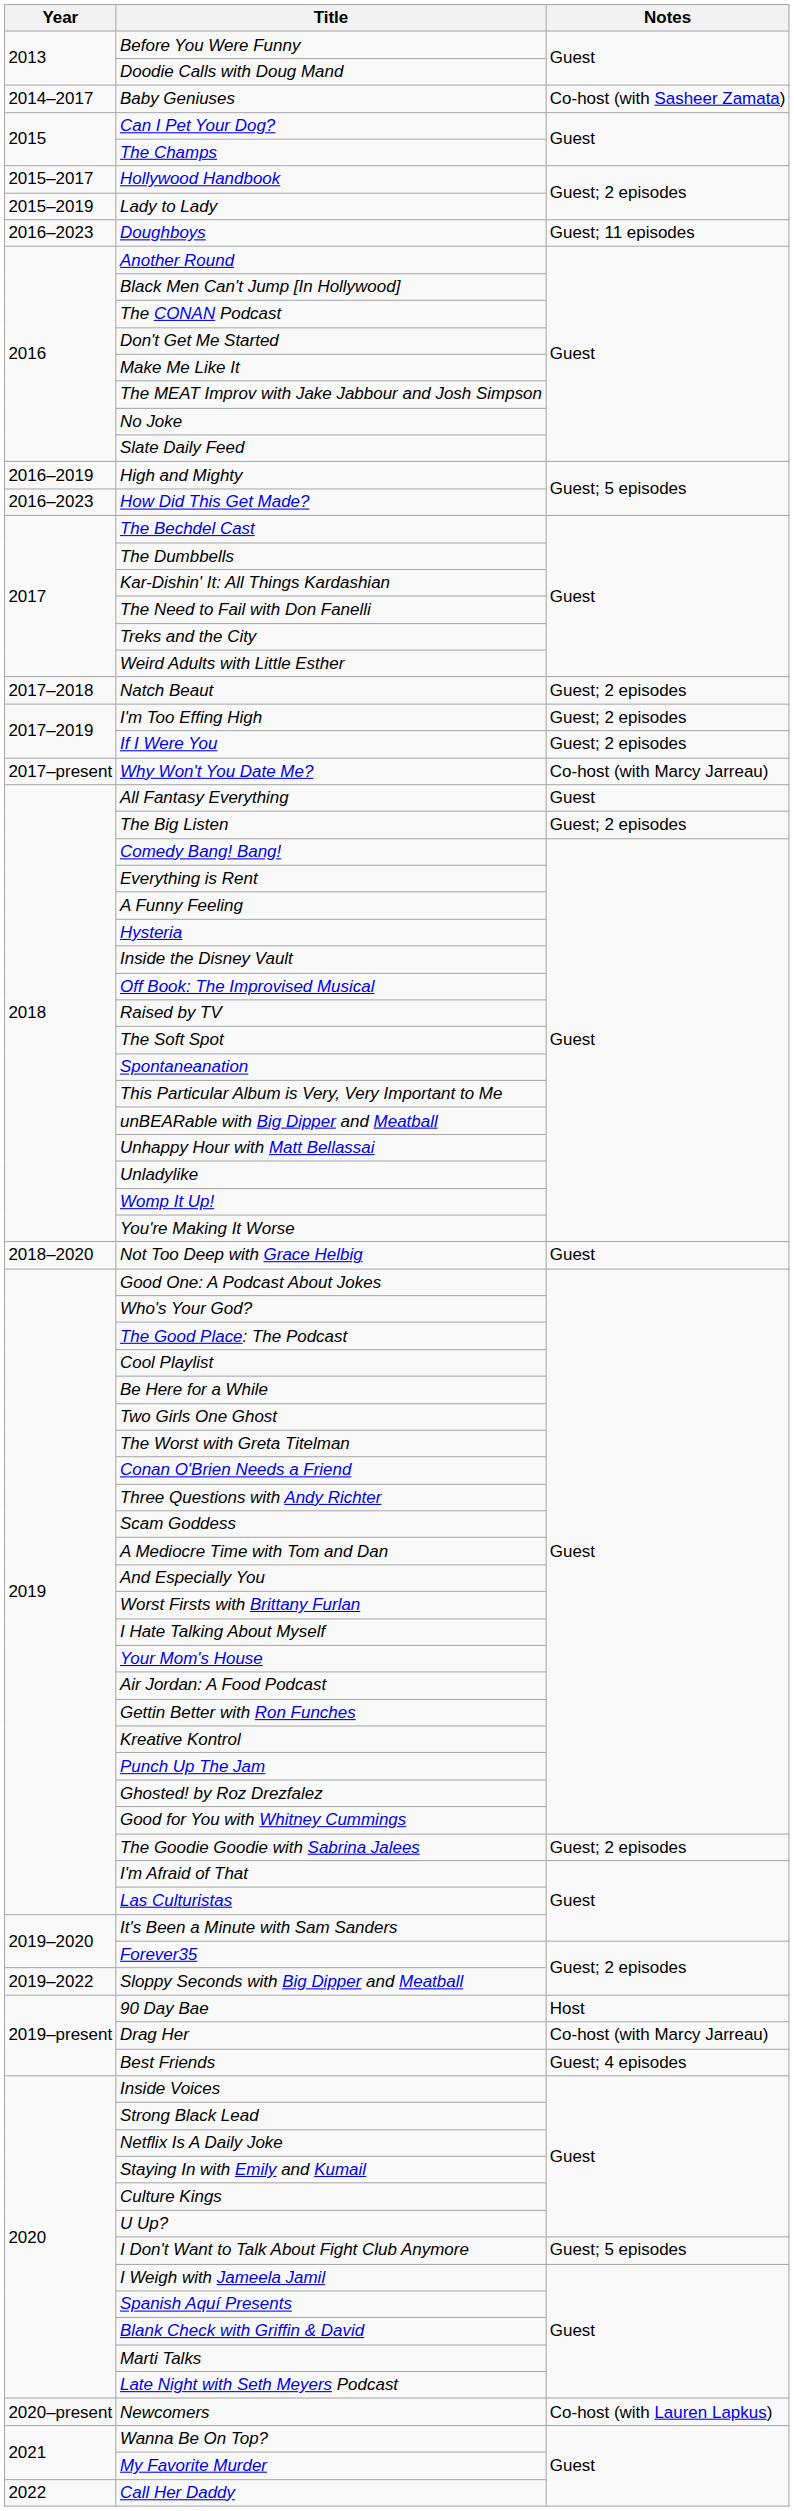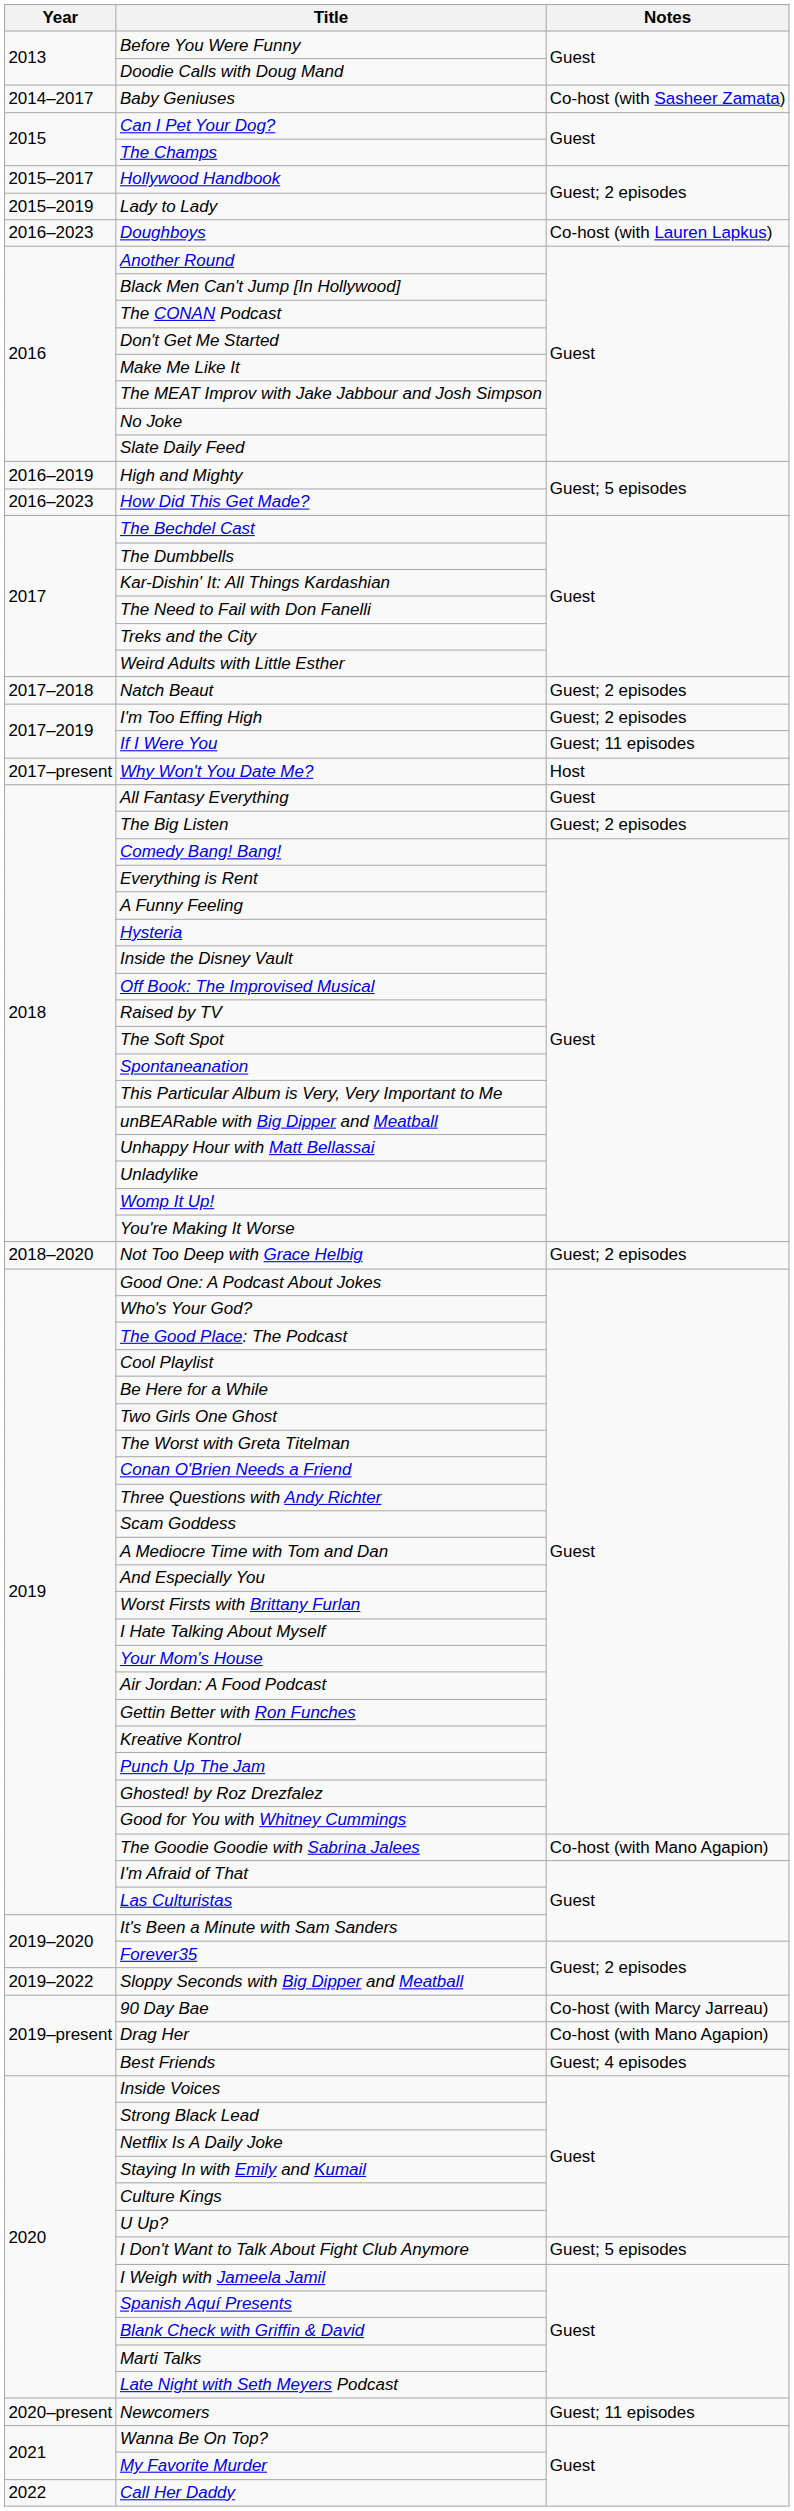(622, 233) Guest; 11 episodes -> (661, 233) Co-host (with Lauren Lapkus)
(618, 744) Guest; 2 episodes -> (622, 744) Guest; 11 episodes
(659, 771) Co-host (with Marcy Jarreau) -> (567, 771) Host
(572, 1255) Guest -> (618, 1255) Guest; 2 episodes
(618, 1846) Guest; 2 episodes -> (659, 1846) Co-host (with Mano Agapion)
(567, 2008) Host -> (659, 2008) Co-host (with Marcy Jarreau)
(659, 2035) Co-host (with Marcy Jarreau) -> (659, 2035) Co-host (with Mano Agapion)
(661, 2411) Co-host (with Lauren Lapkus) -> (622, 2411) Guest; 11 episodes
